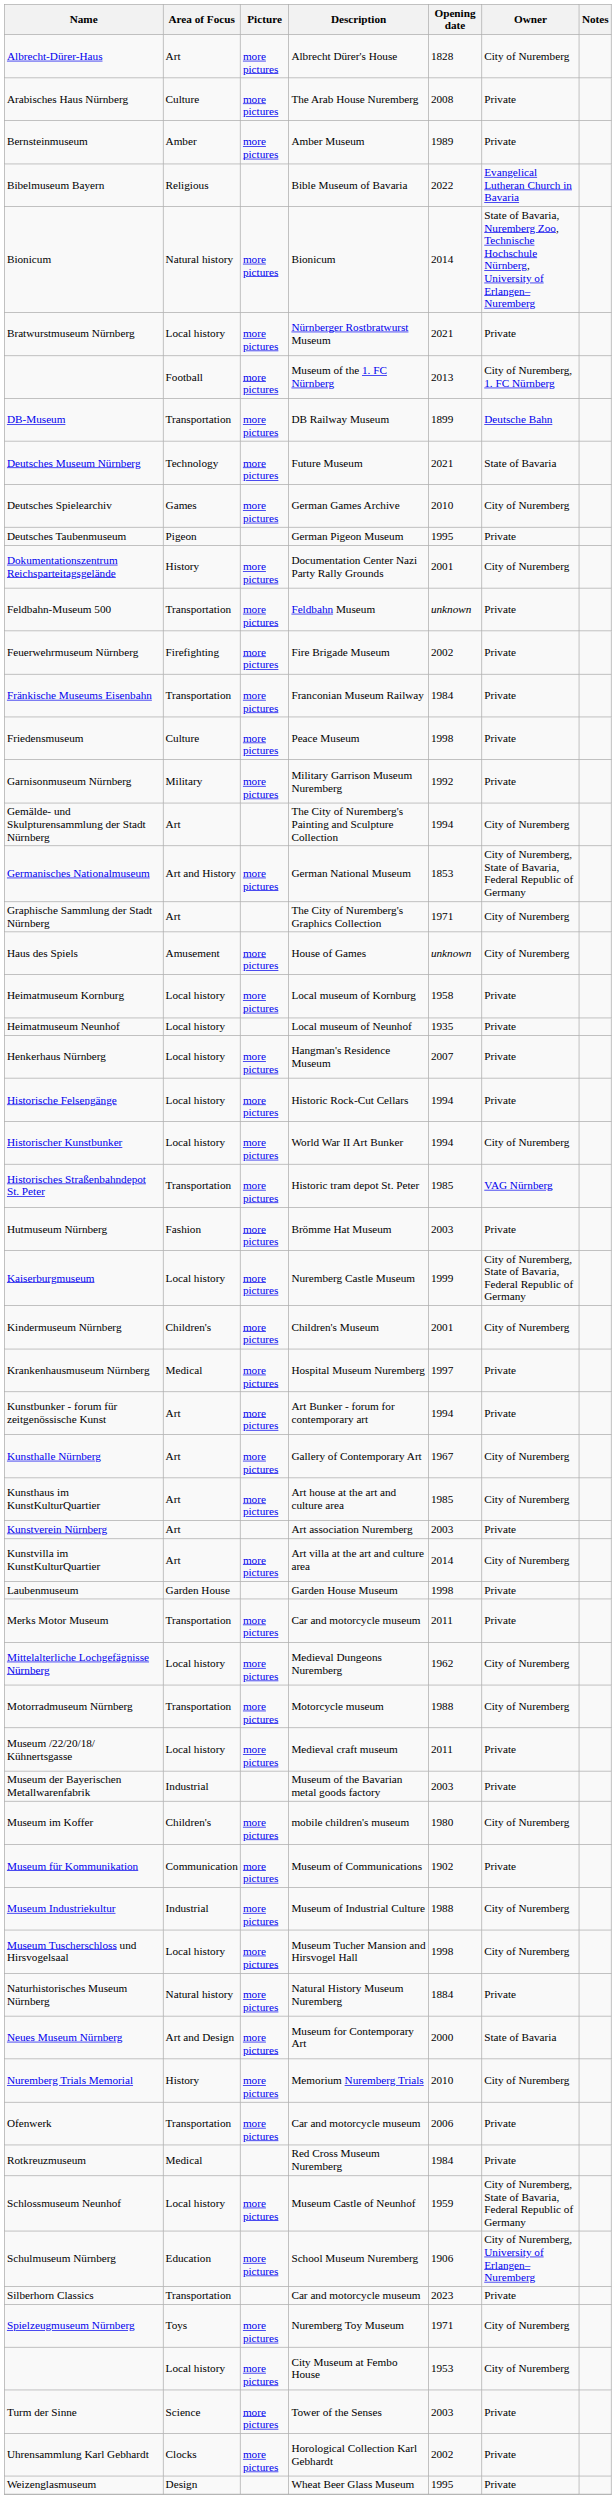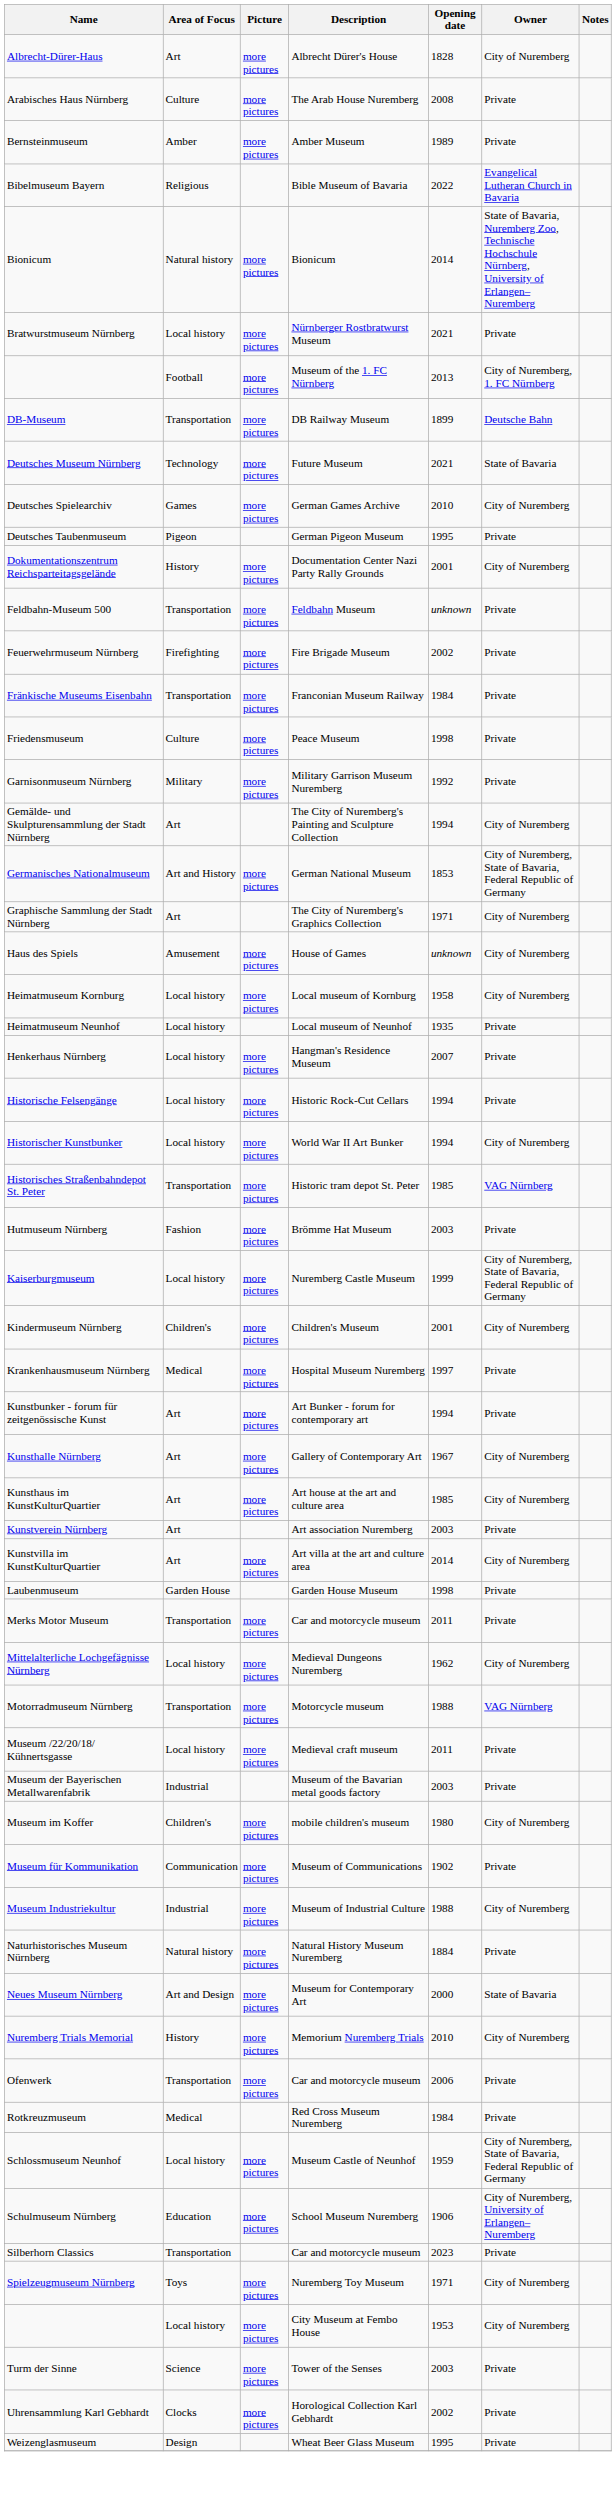(500, 996) Private -> (527, 996) City of Nuremberg
(527, 1706) City of Nuremberg -> (518, 1706) VAG Nürnberg
- row: (72, 1951)
